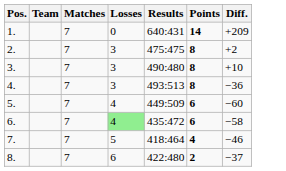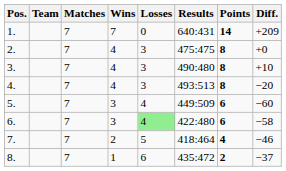+ column: (123, 13)
(231, 49) +2 -> (261, 49) +0
(234, 85) −36 -> (264, 85) −20
(166, 121) 435:472 -> (196, 121) 422:480
(166, 157) 422:480 -> (196, 157) 435:472
